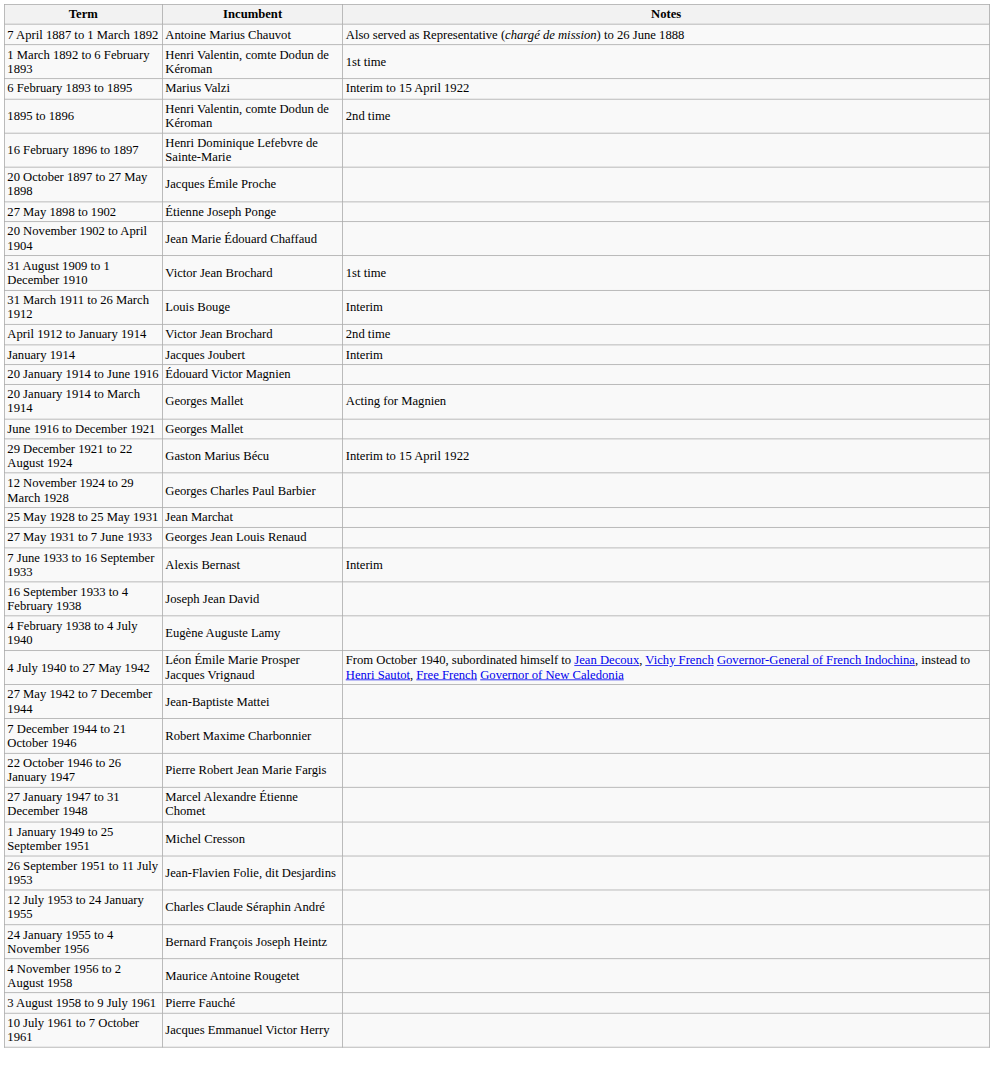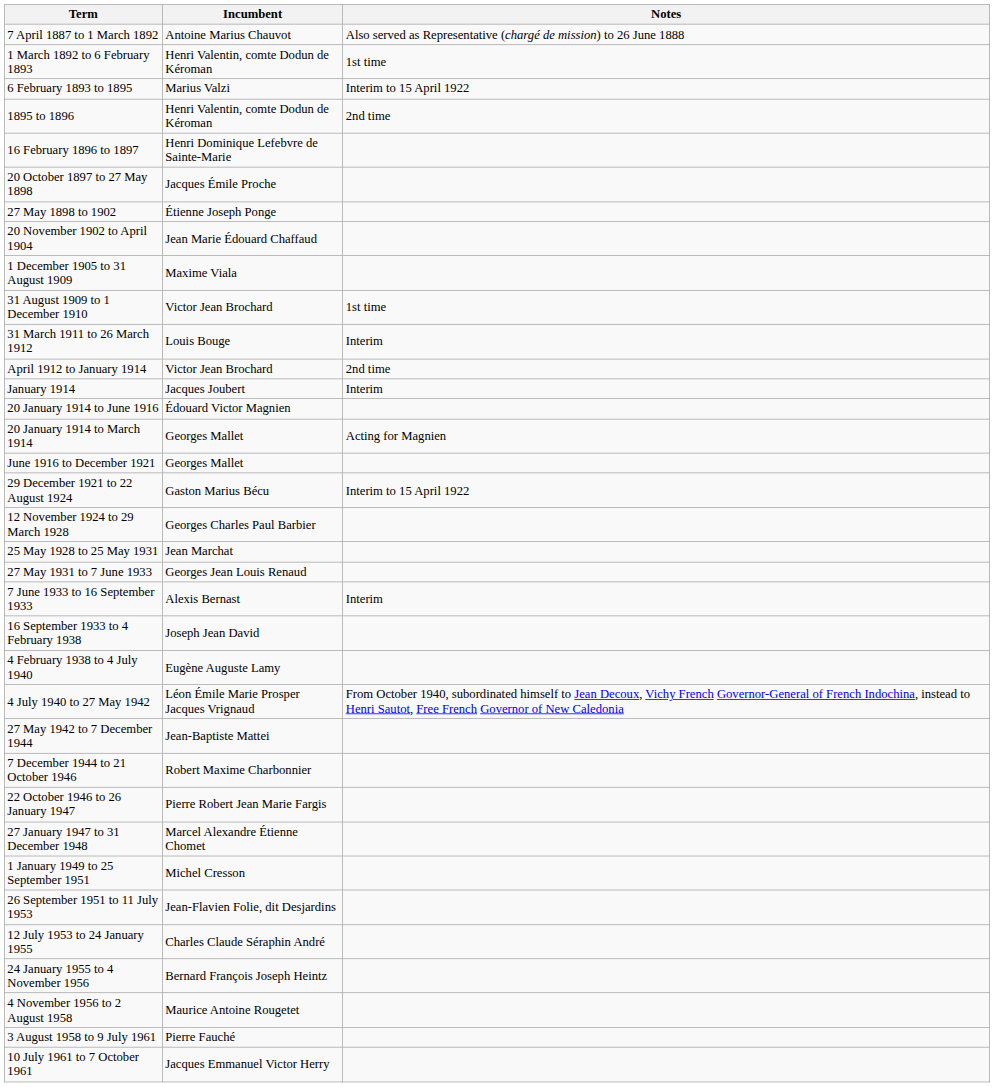+ row: (67, 273)
